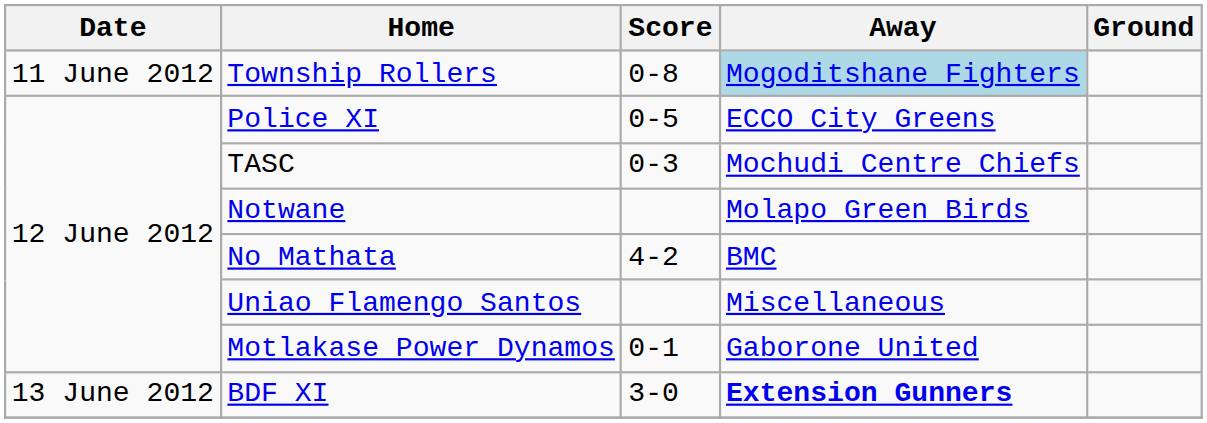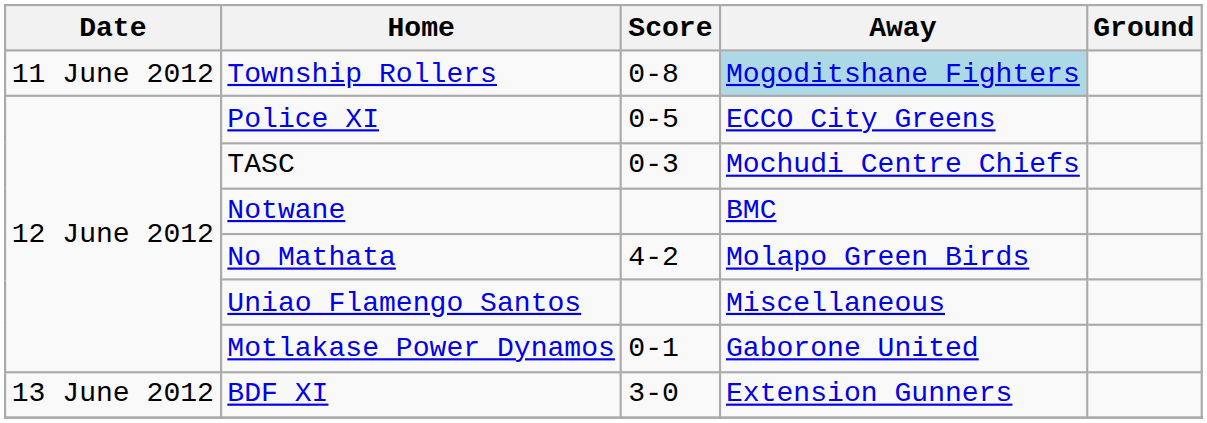(878, 211) Molapo Green Birds -> (751, 211) BMC
(751, 257) BMC -> (878, 257) Molapo Green Birds
(869, 394) bold -> (869, 394) normal
